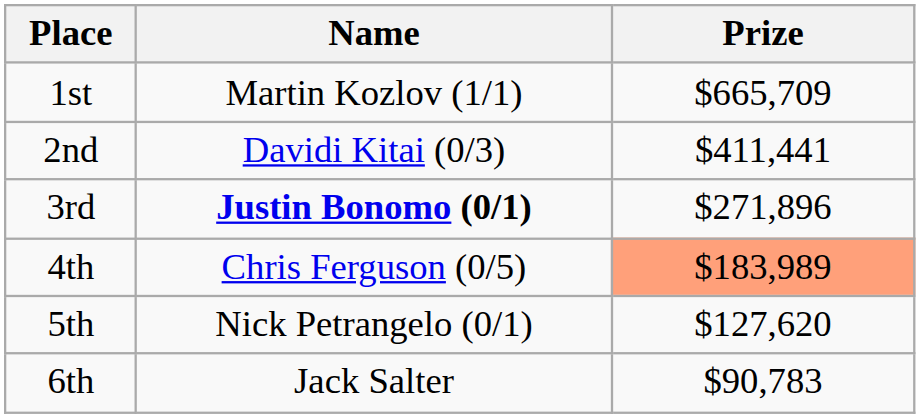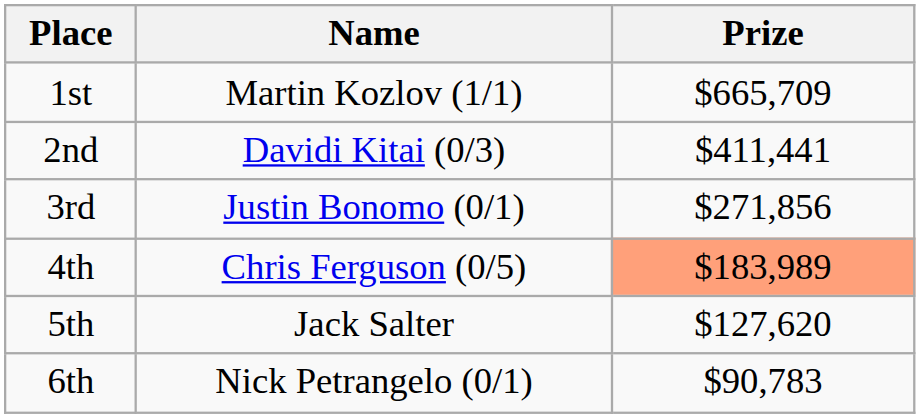(374, 207) bold -> (374, 207) normal
(763, 207) $271,896 -> (763, 207) $271,856
(374, 324) Nick Petrangelo (0/1) -> (374, 324) Jack Salter
(374, 382) Jack Salter -> (374, 382) Nick Petrangelo (0/1)
